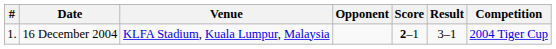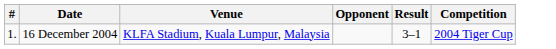- column: (409, 14)
